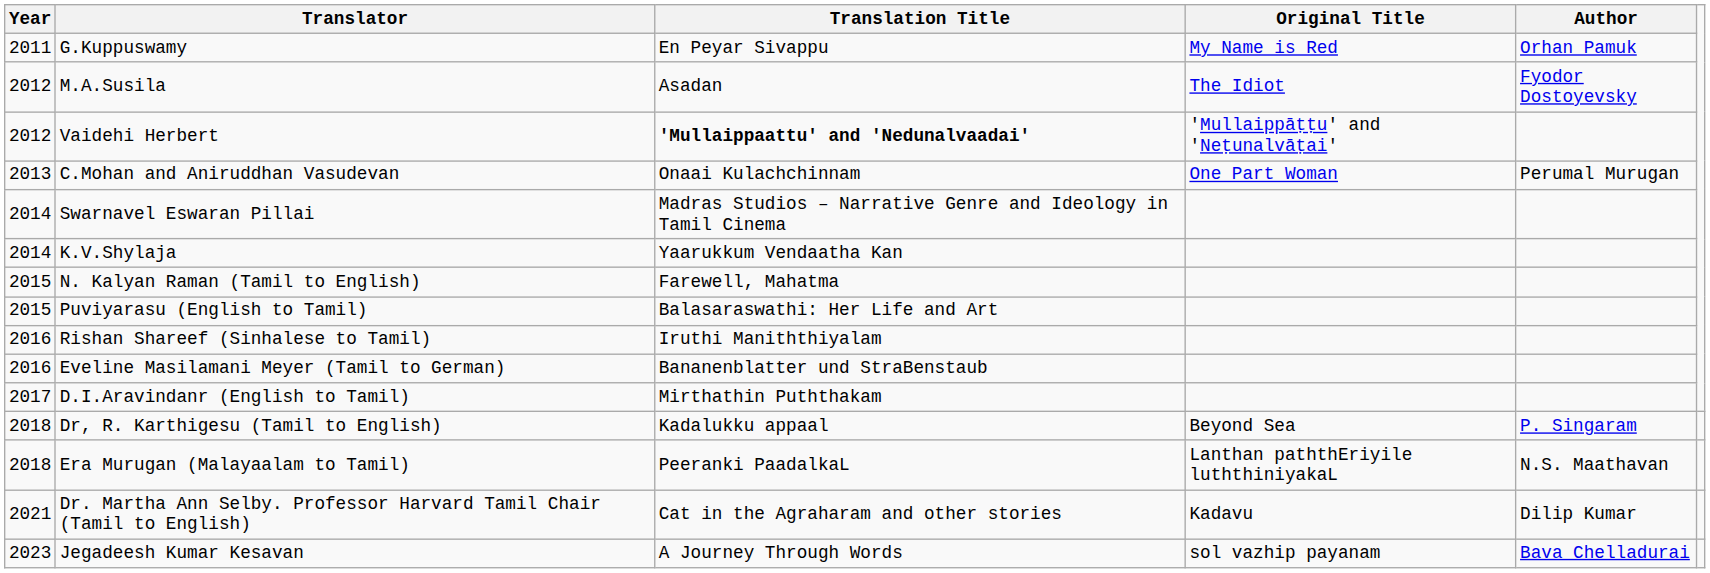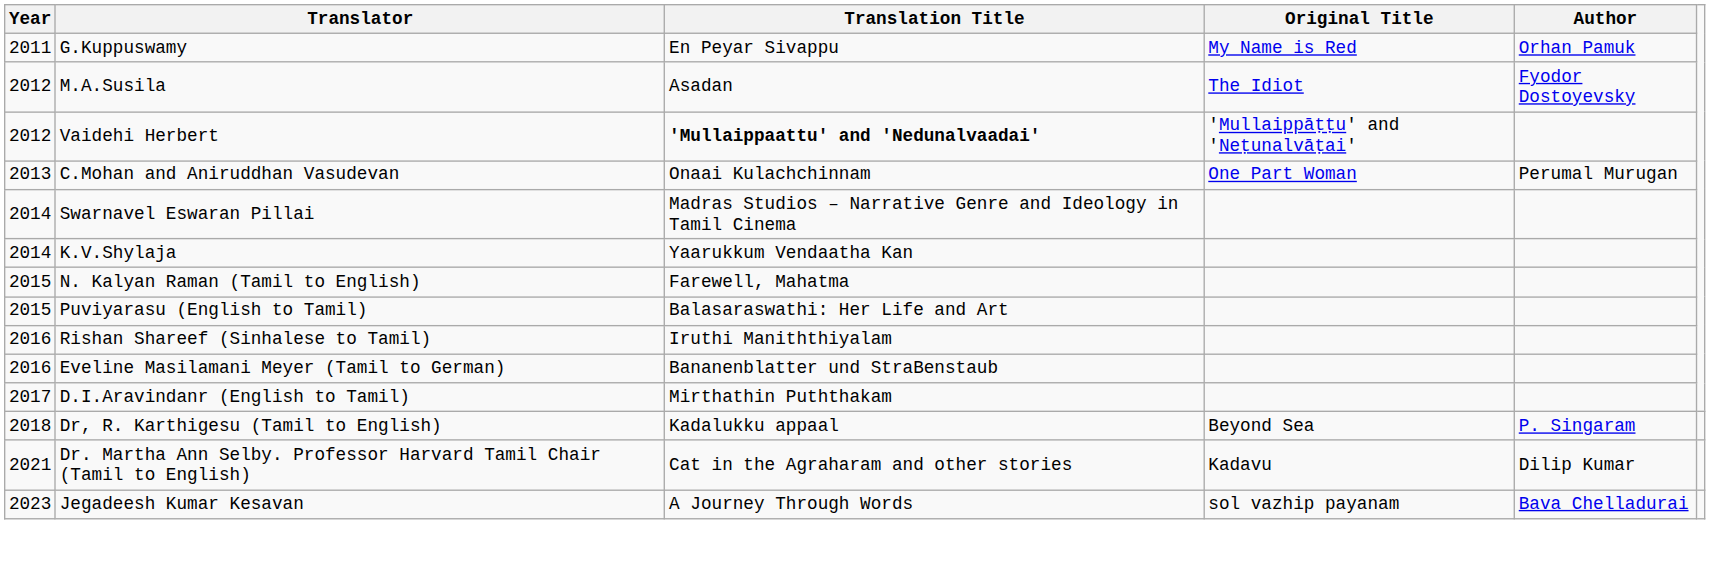- row: (235, 465)
